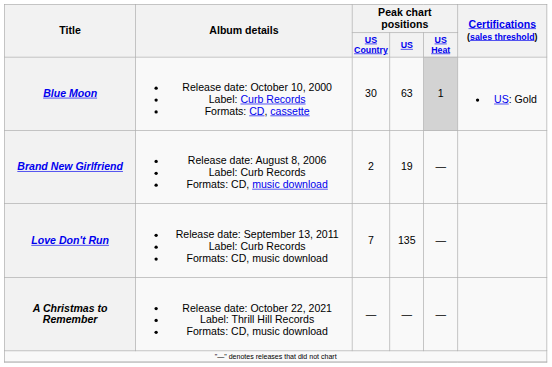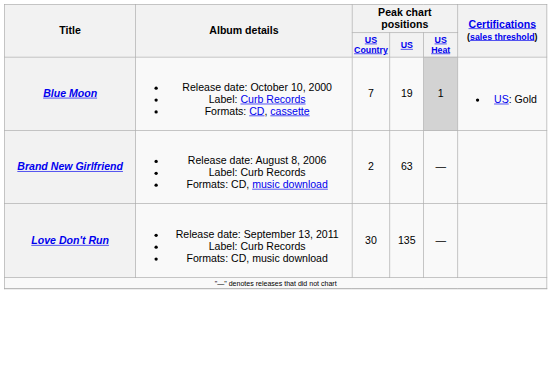(371, 93) 30 -> (371, 93) 7
(407, 93) 63 -> (407, 93) 19
(407, 167) 19 -> (407, 167) 63
(371, 240) 7 -> (371, 240) 30
- row: (70, 314)
